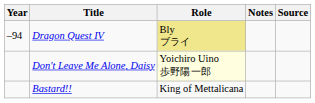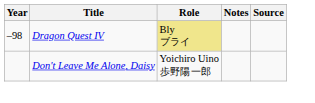(15, 36) –94 -> (15, 36) –98
(189, 65) lightyellow background -> (189, 65) no background
- row: (52, 89)
